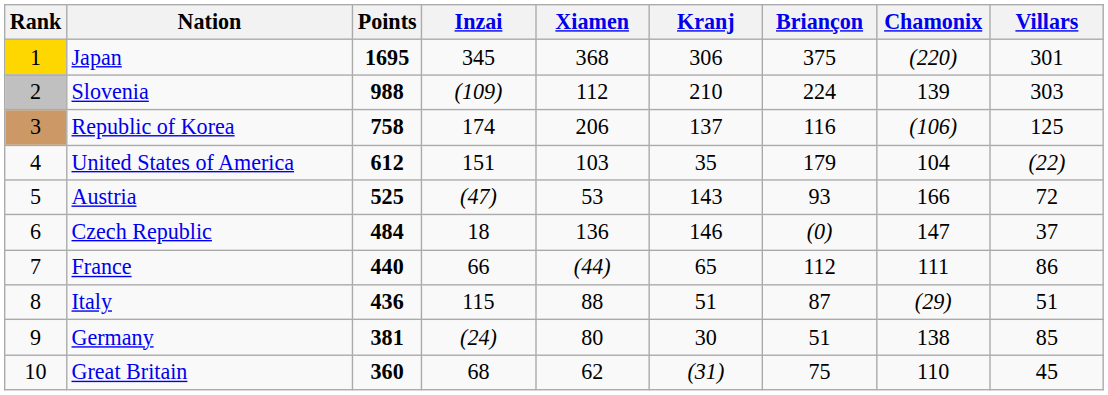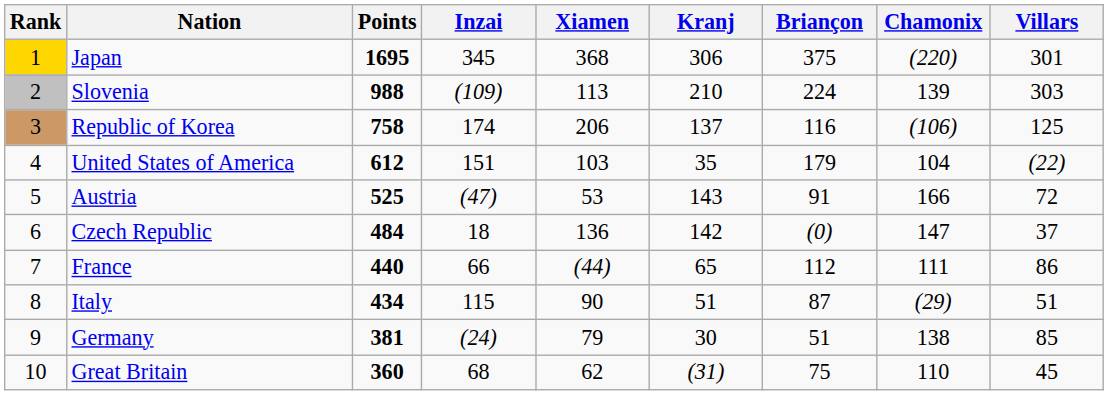(592, 92) 112 -> (592, 92) 113
(820, 197) 93 -> (820, 197) 91
(706, 232) 146 -> (706, 232) 142
(387, 302) 436 -> (387, 302) 434
(592, 302) 88 -> (592, 302) 90
(592, 337) 80 -> (592, 337) 79
